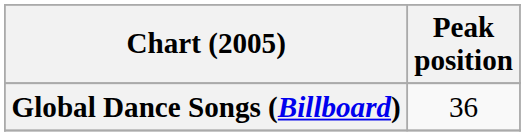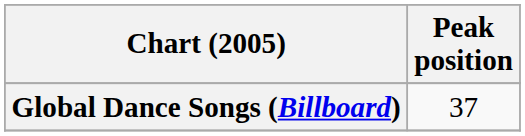(464, 106) 36 -> (464, 106) 37
